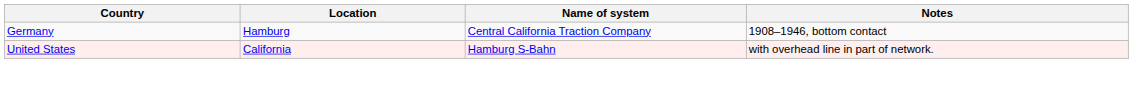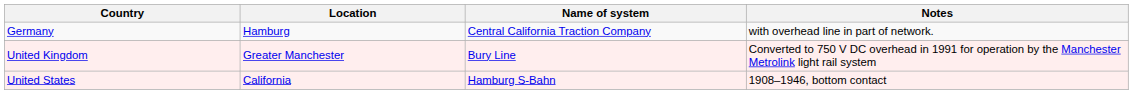(818, 31) 1908–1946, bottom contact -> (841, 31) with overhead line in part of network.
+ row: (47, 55)
(841, 49) with overhead line in part of network. -> (818, 80) 1908–1946, bottom contact
